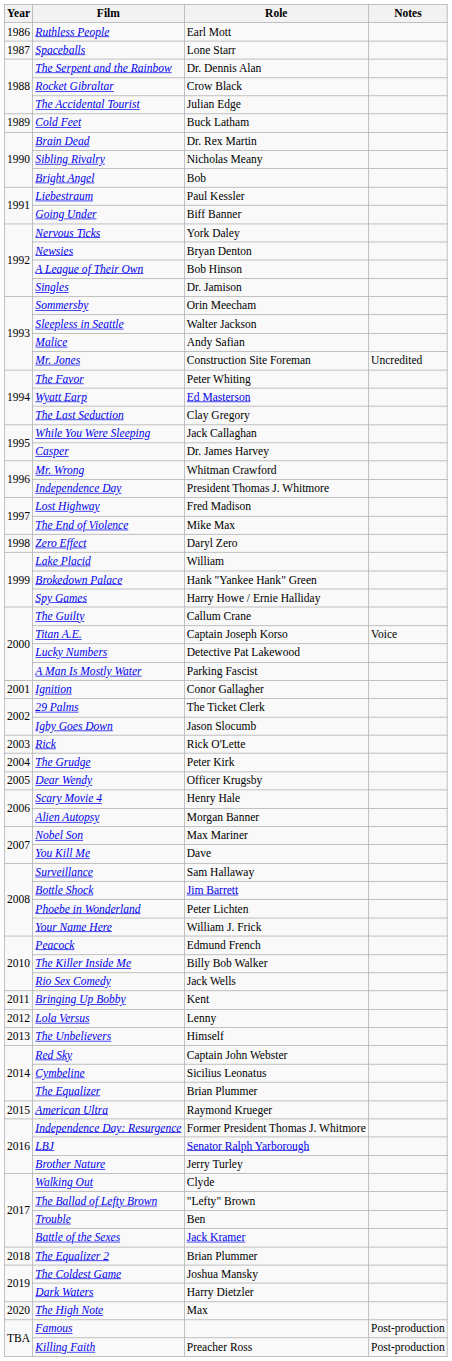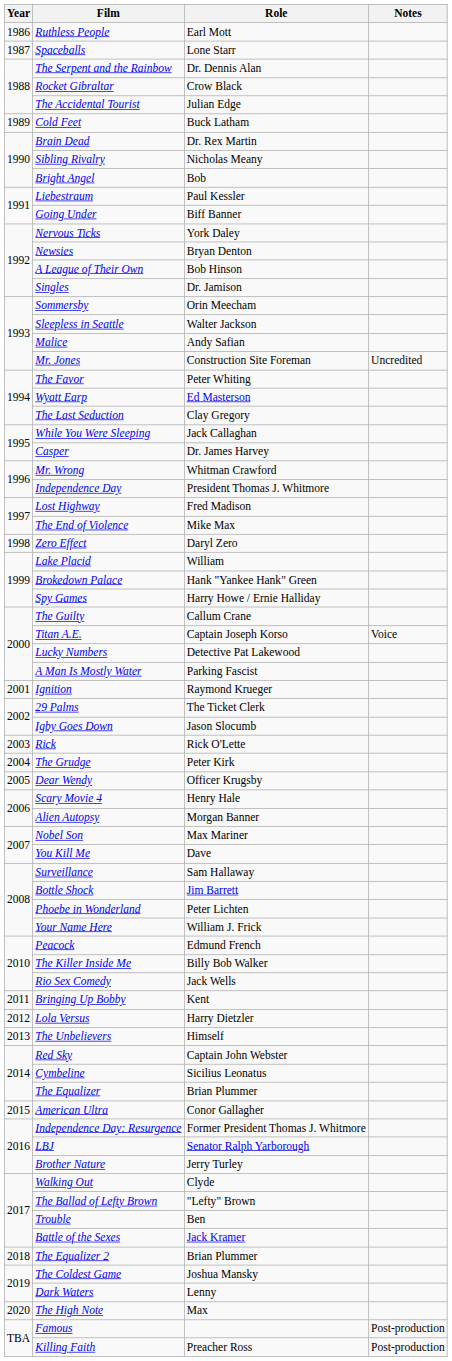(225, 689) Conor Gallagher -> (229, 689) Raymond Krueger
(201, 1018) Lenny -> (220, 1018) Harry Dietzler
(229, 1109) Raymond Krueger -> (225, 1109) Conor Gallagher
(220, 1292) Harry Dietzler -> (201, 1292) Lenny
